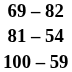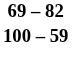- row: (36, 36)
